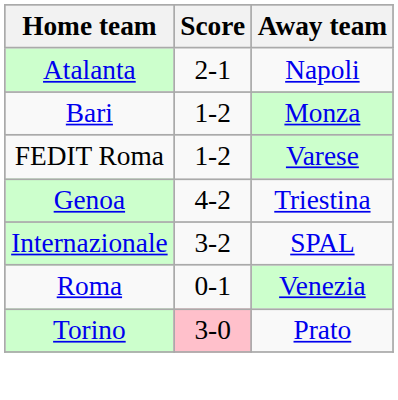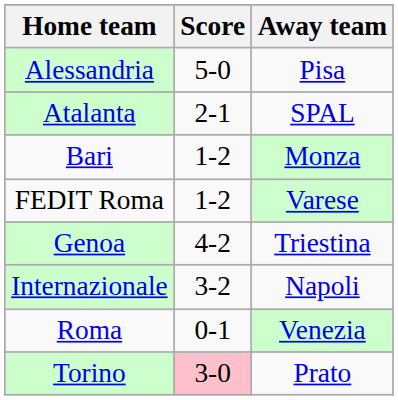+ row: (89, 69)
(322, 69) Napoli -> (322, 112) SPAL
(322, 243) SPAL -> (322, 286) Napoli
